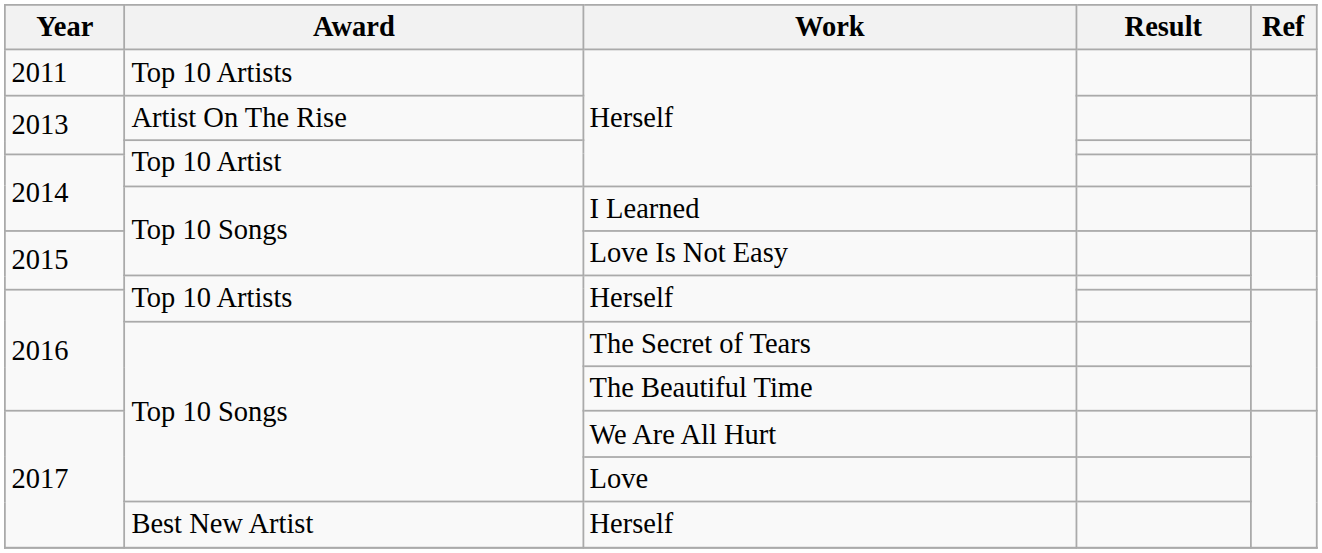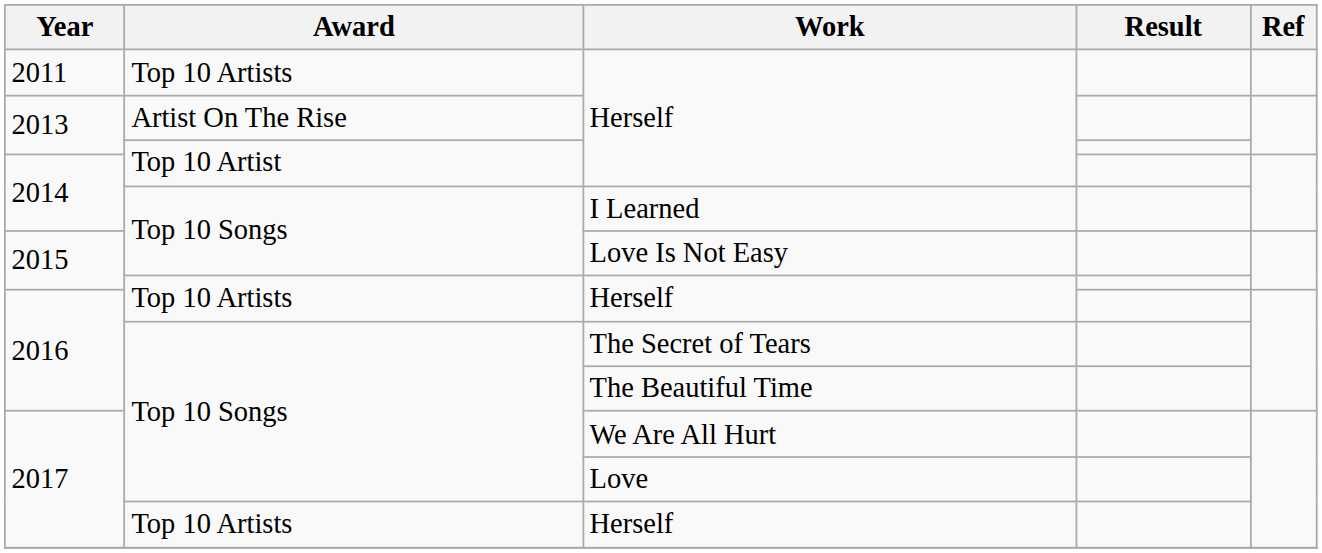(222, 523) Best New Artist -> (212, 523) Top 10 Artists
